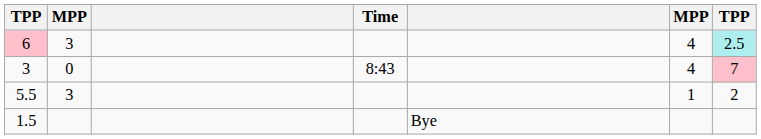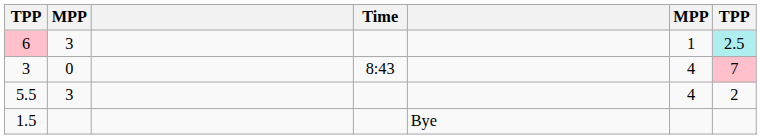(691, 43) 4 -> (691, 43) 1
(691, 95) 1 -> (691, 95) 4
